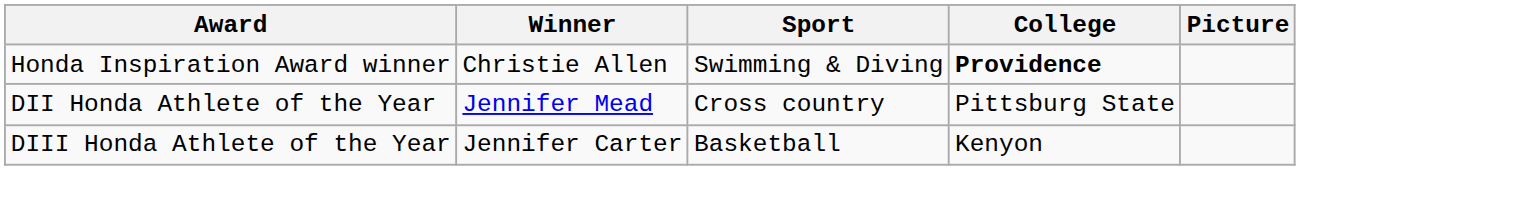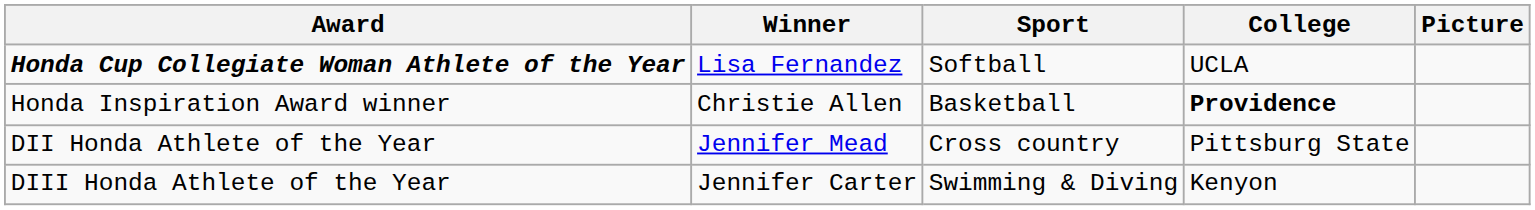+ row: (348, 65)
(819, 65) Swimming & Diving -> (1002, 105) Basketball
(767, 144) Basketball -> (1053, 184) Swimming & Diving
